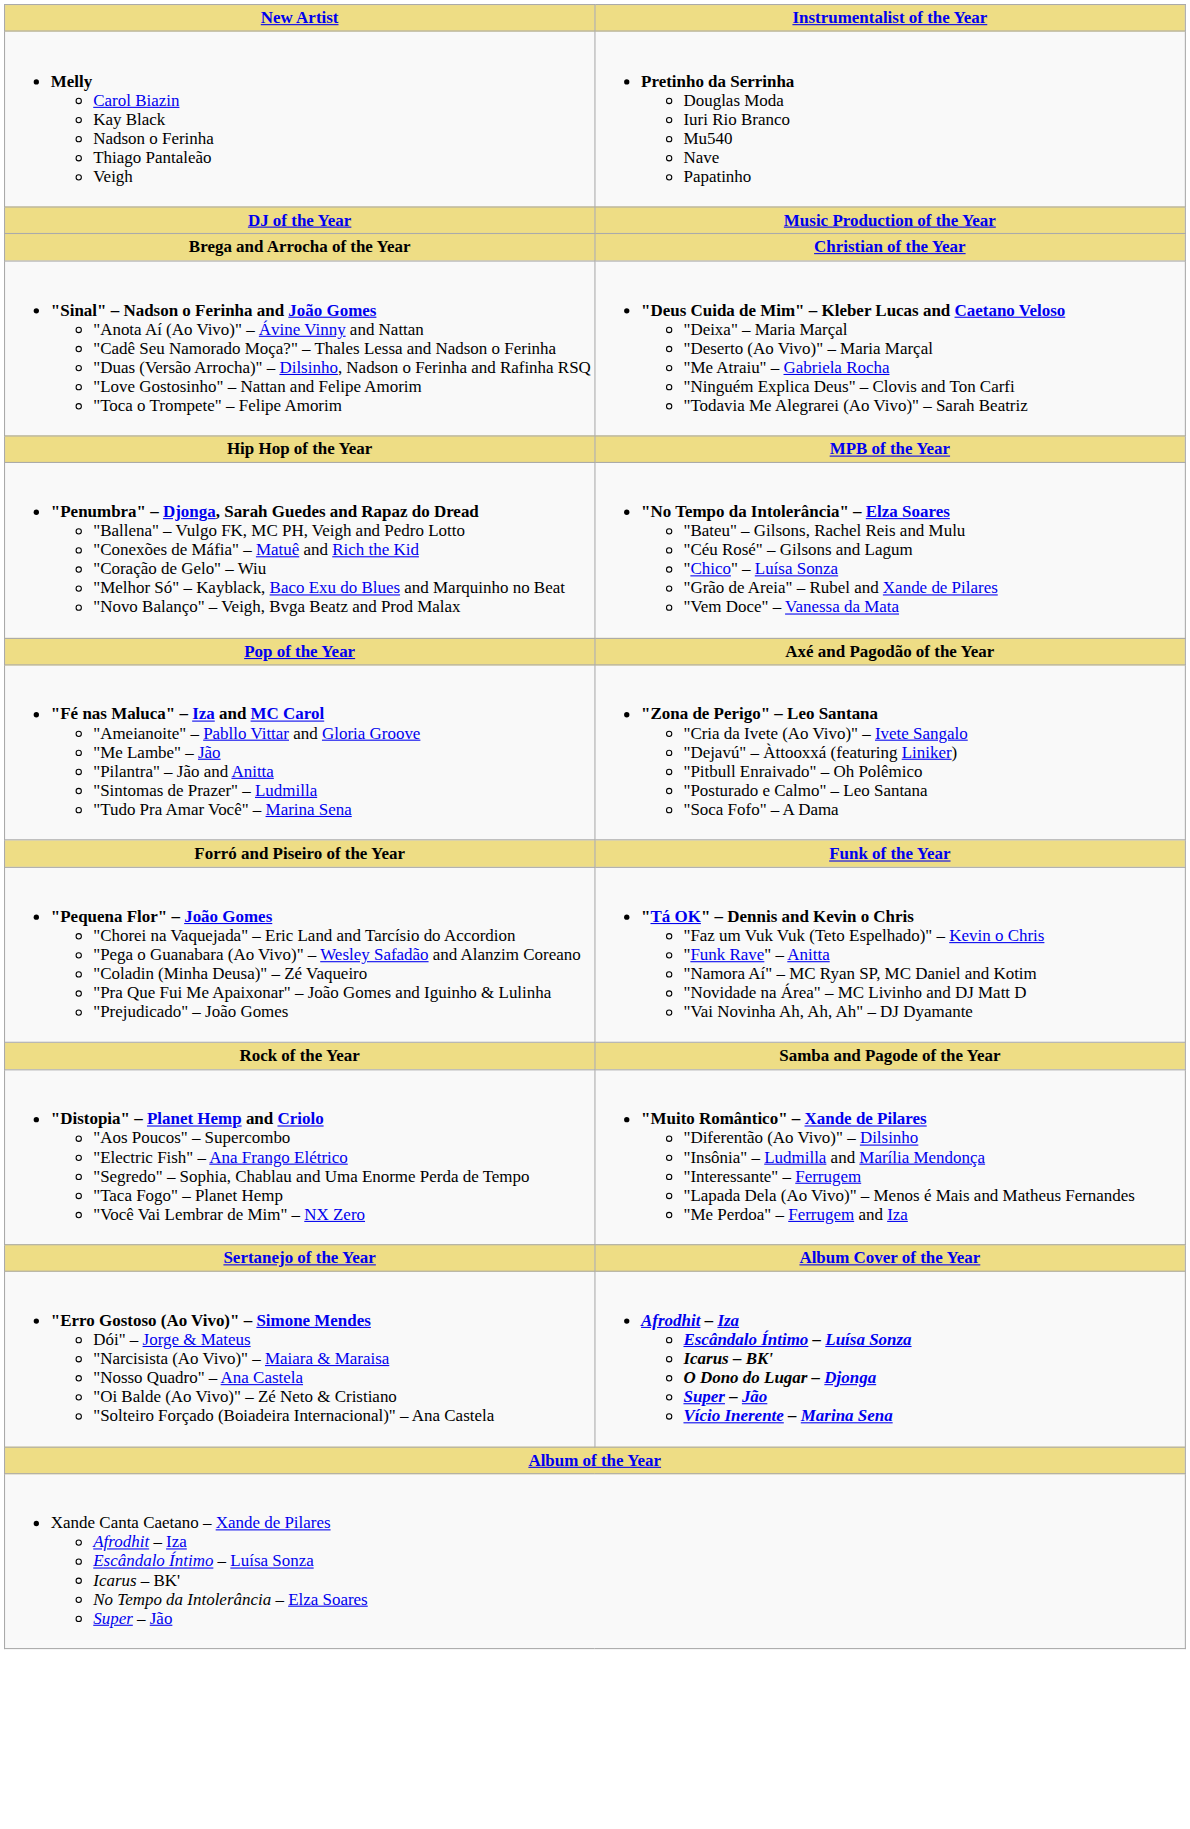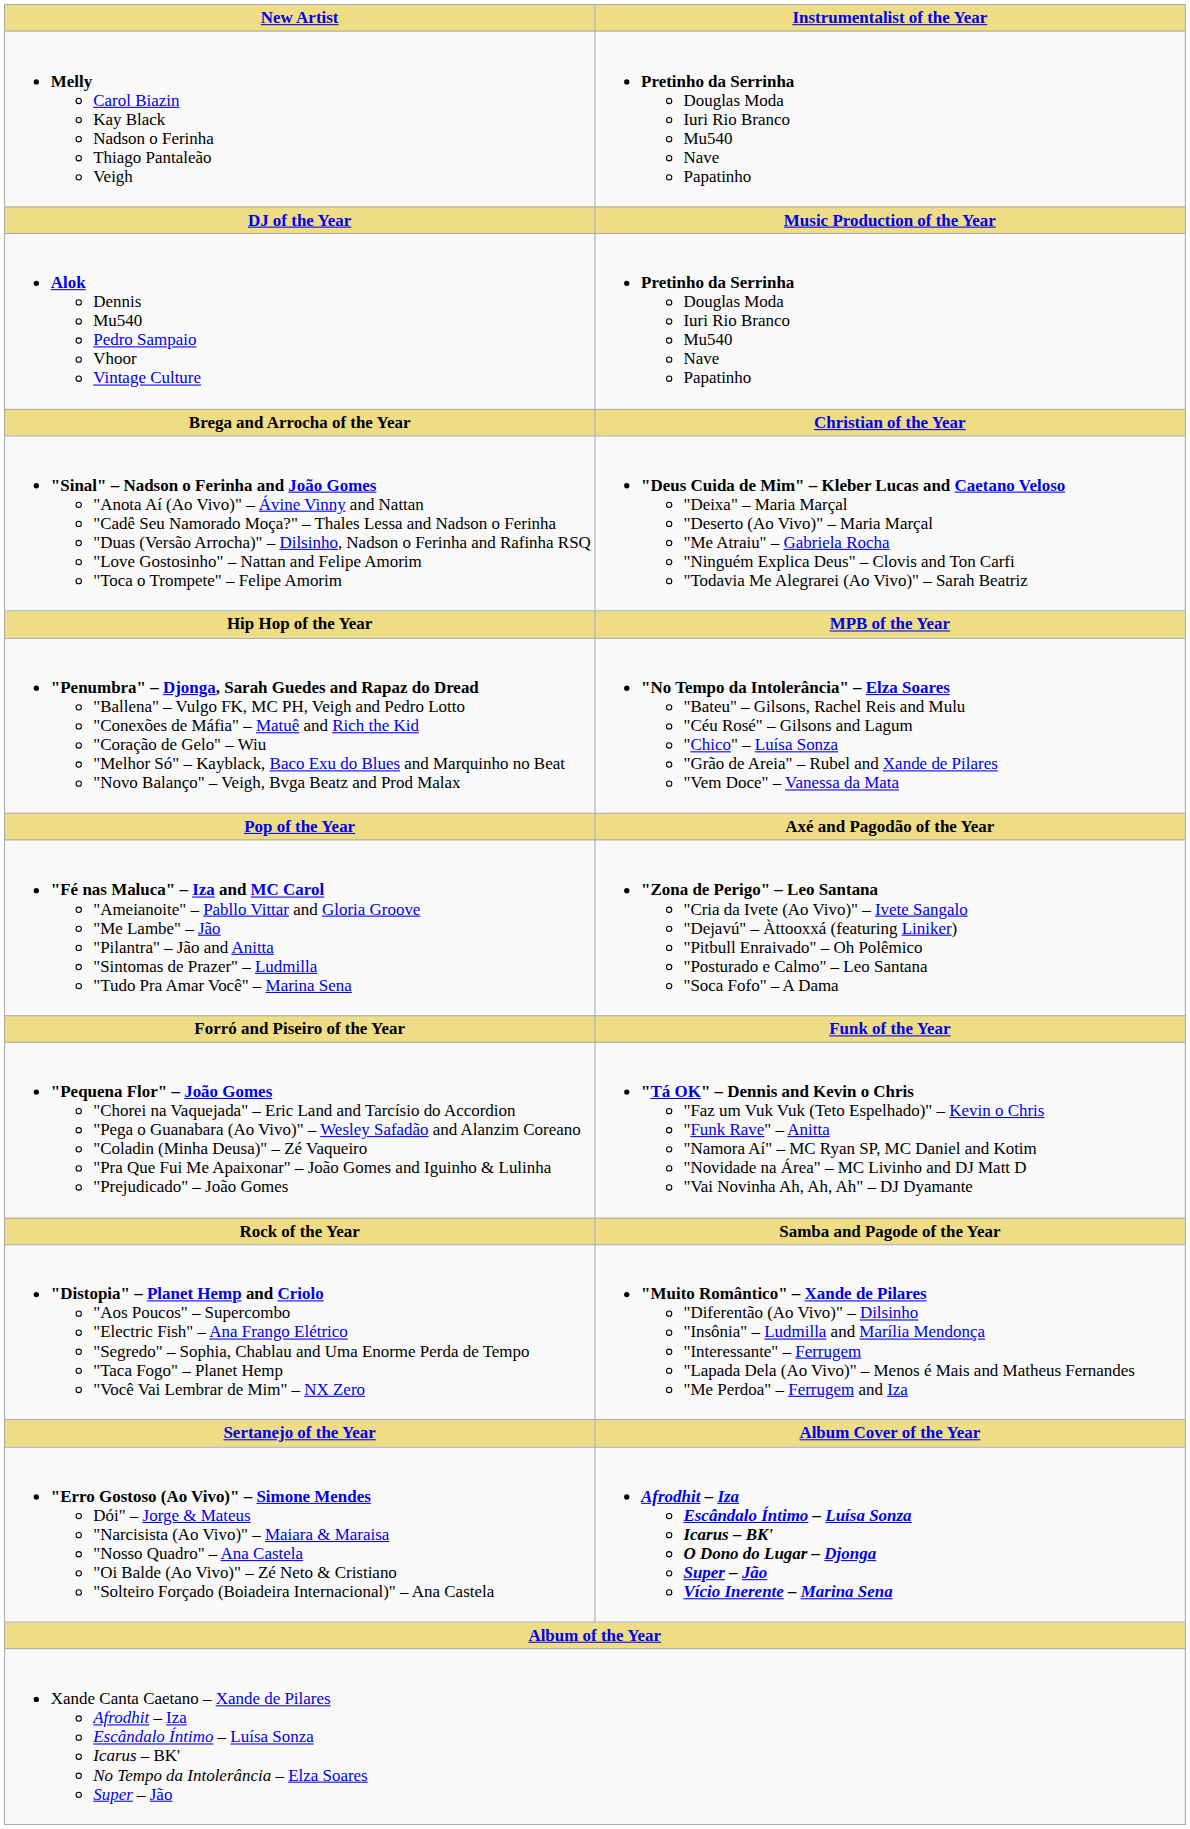+ row: (300, 331)
